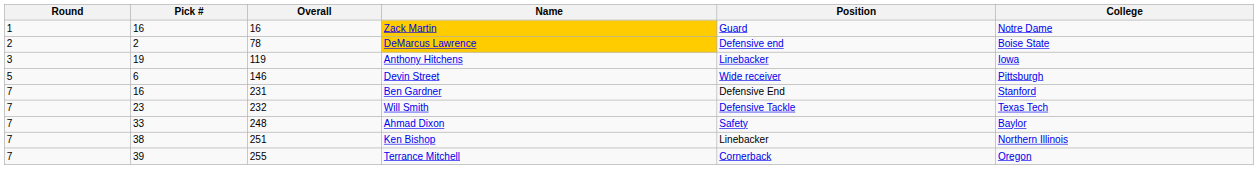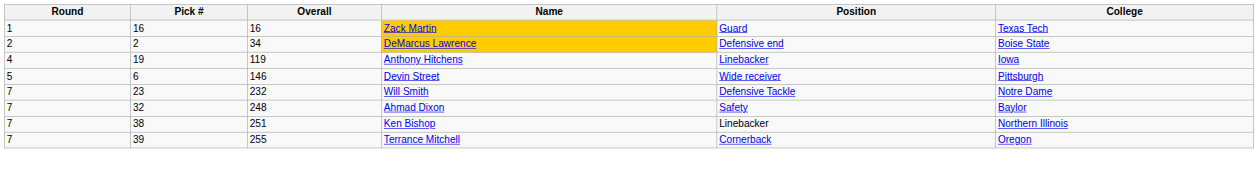(1025, 28) Notre Dame -> (1023, 28) Texas Tech
(255, 44) 78 -> (255, 44) 34
(9, 60) 3 -> (9, 60) 4
- row: (413, 92)
(1023, 108) Texas Tech -> (1025, 92) Notre Dame
(139, 124) 33 -> (139, 108) 32
